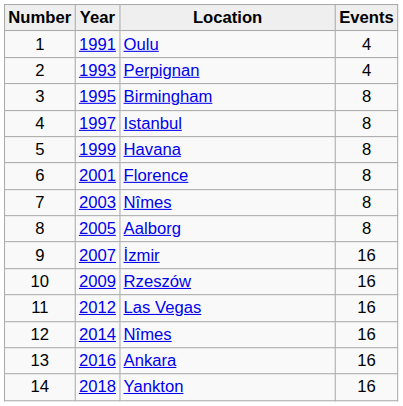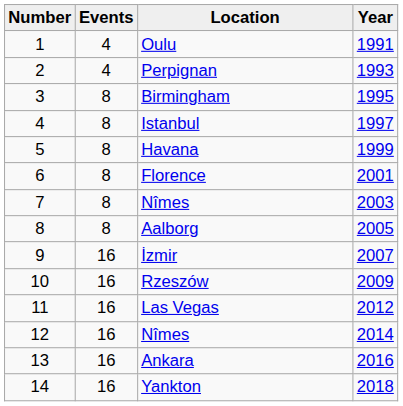columns swapped: (97, 17) <-> (367, 17)
